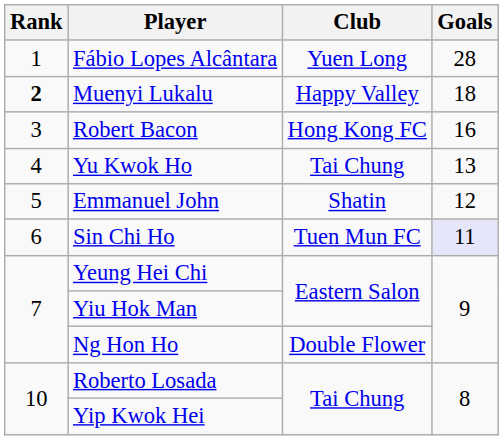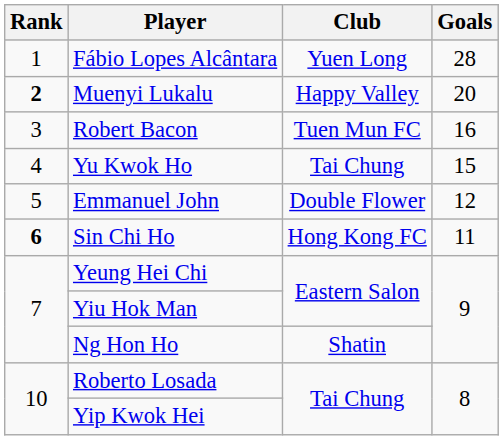(465, 93) 18 -> (465, 93) 20
(357, 129) Hong Kong FC -> (357, 129) Tuen Mun FC
(465, 165) 13 -> (465, 165) 15
(357, 201) Shatin -> (357, 201) Double Flower
(36, 237) normal -> (36, 237) bold
(357, 237) Tuen Mun FC -> (357, 237) Hong Kong FC
(465, 237) lavender background -> (465, 237) no background
(357, 344) Double Flower -> (357, 344) Shatin
